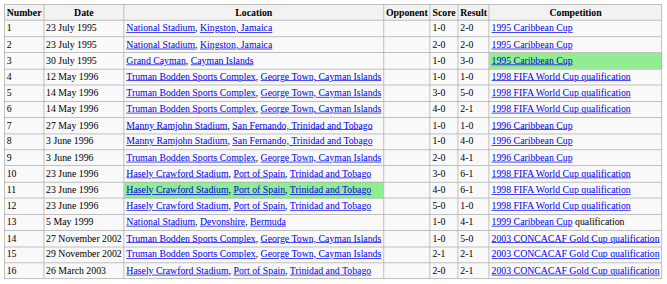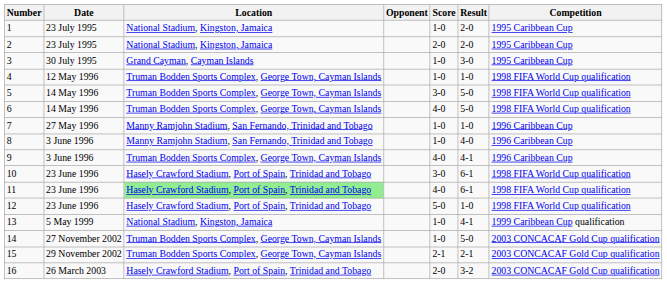(532, 60) lightgreen background -> (532, 60) no background
(467, 109) 2-1 -> (467, 109) 5-0
(439, 157) 2-0 -> (439, 157) 4-0
(206, 222) National Stadium, Devonshire, Bermuda -> (199, 222) National Stadium, Kingston, Jamaica
(467, 270) 2-1 -> (467, 270) 3-2
